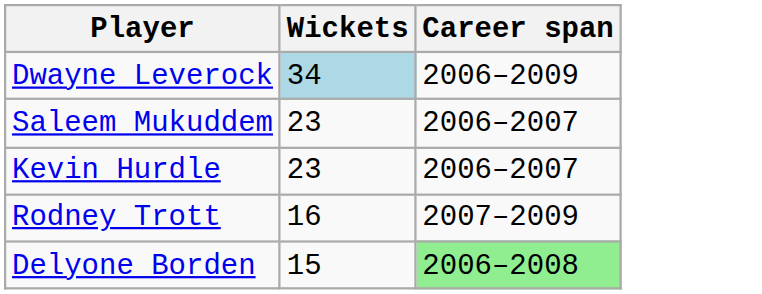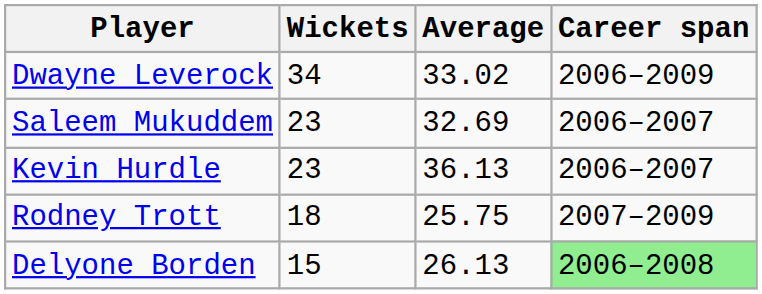+ column: (483, 29)
(304, 76) lightblue background -> (304, 76) no background
(304, 218) 16 -> (304, 218) 18
